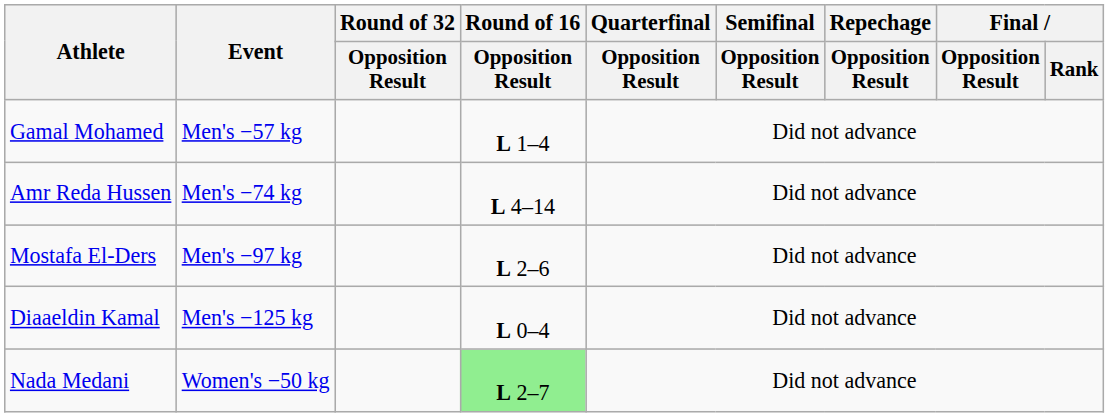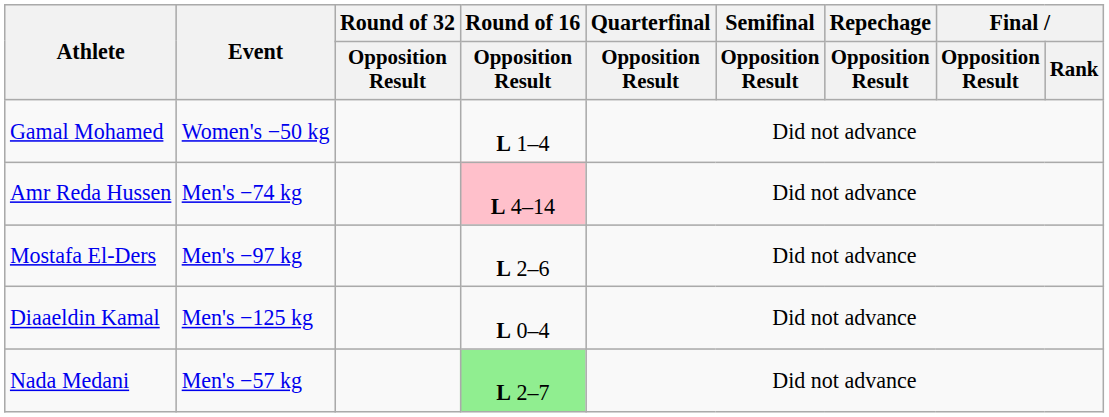(242, 131) Men's −57 kg -> (256, 131) Women's −50 kg
(523, 206) no background -> (523, 206) pink background
(256, 380) Women's −50 kg -> (242, 380) Men's −57 kg
